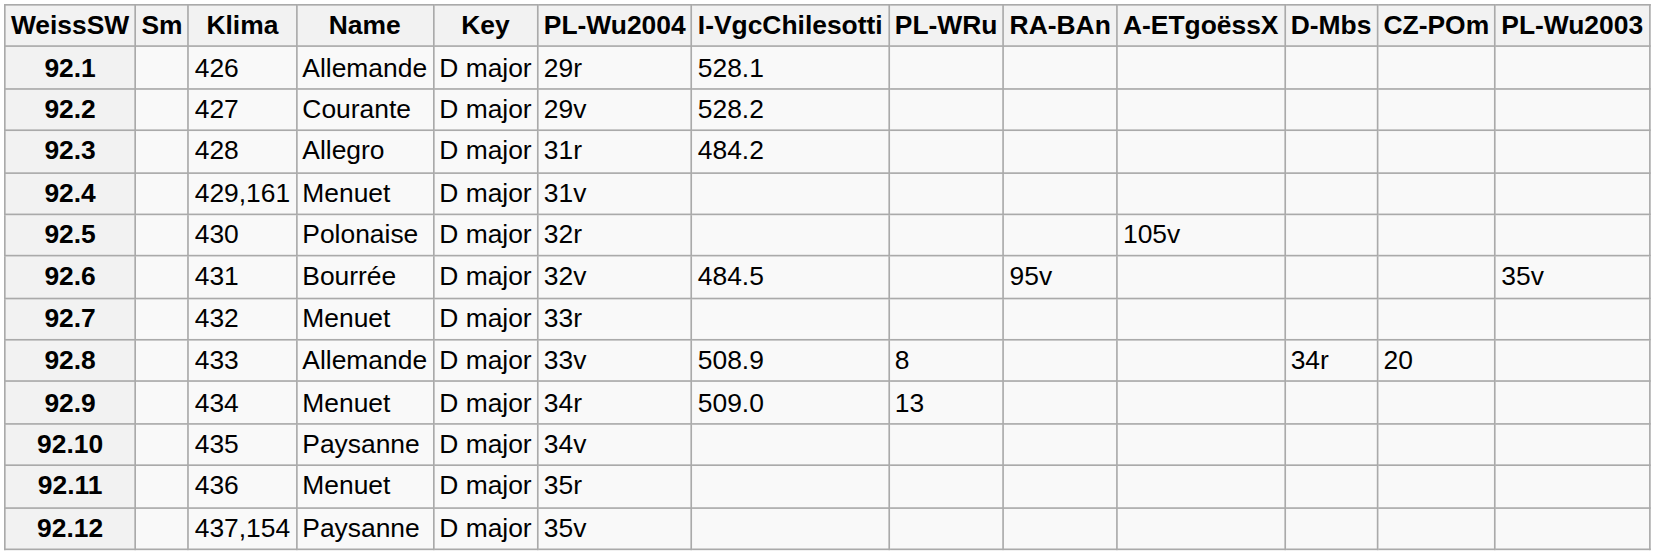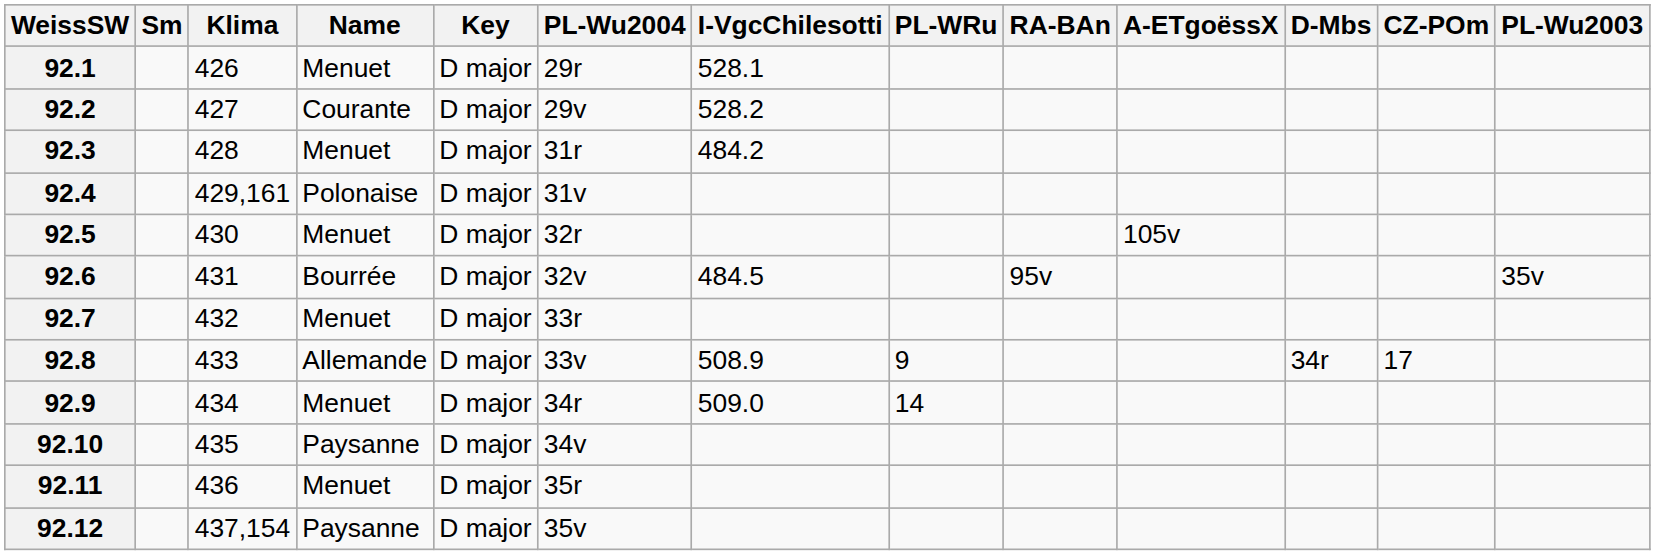(365, 67) Allemande -> (346, 67) Menuet
(343, 151) Allegro -> (346, 151) Menuet
(346, 192) Menuet -> (360, 192) Polonaise
(360, 234) Polonaise -> (346, 234) Menuet
(902, 360) 8 -> (902, 360) 9
(1398, 360) 20 -> (1398, 360) 17
(910, 402) 13 -> (910, 402) 14
